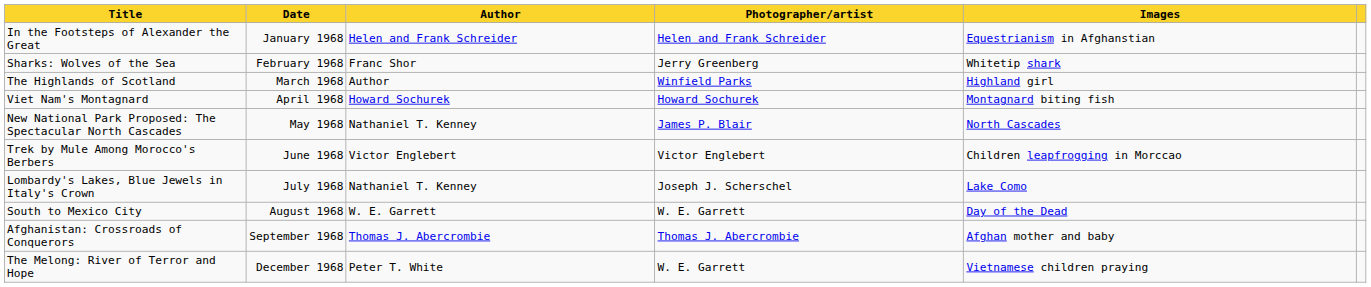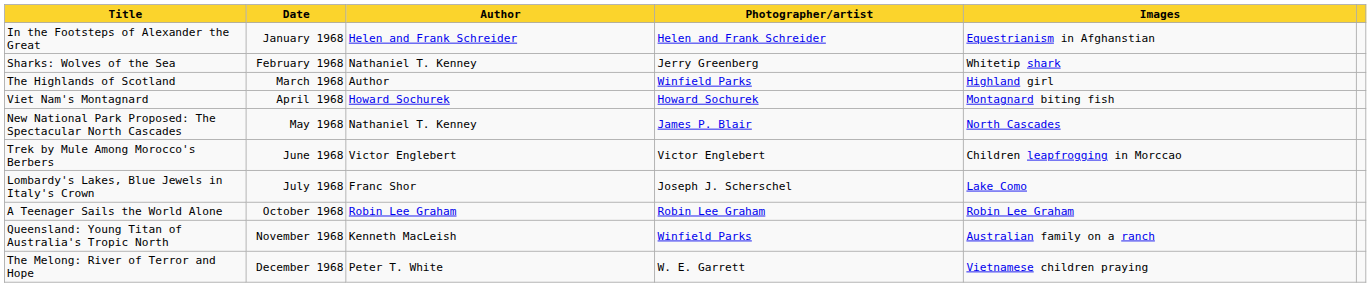(382, 63) Franc Shor -> (413, 63) Nathaniel T. Kenney
(413, 186) Nathaniel T. Kenney -> (382, 186) Franc Shor
- row: (74, 211)
- row: (95, 236)
+ row: (115, 211)
+ row: (95, 236)
